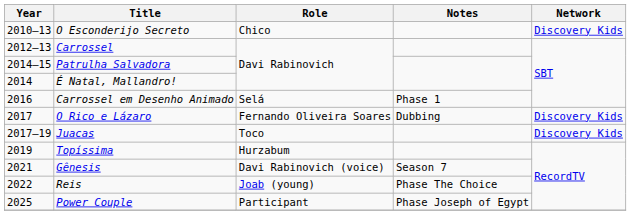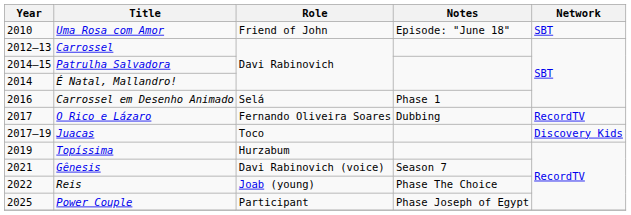+ row: (110, 30)
- row: (123, 30)
(579, 116) Discovery Kids -> (560, 116) RecordTV
